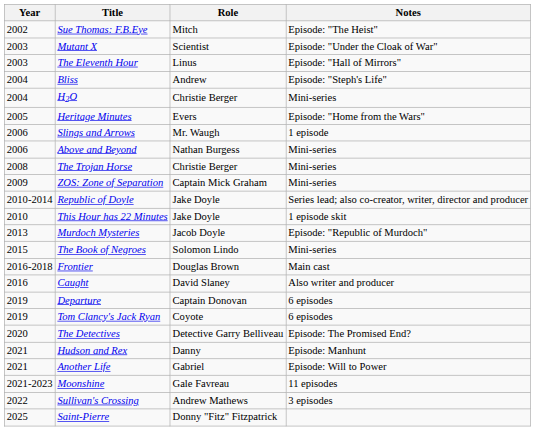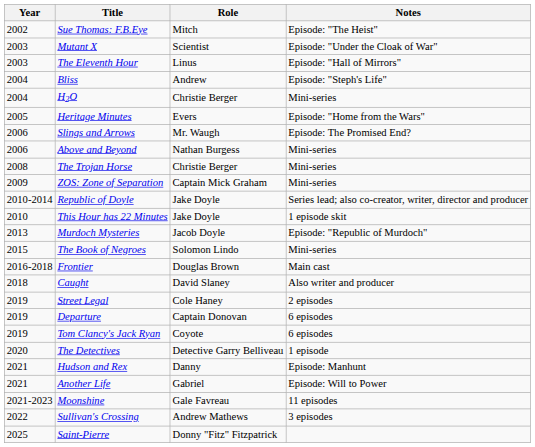(308, 132) 1 episode -> (350, 132) Episode: The Promised End?
(17, 283) 2016 -> (17, 283) 2018
+ row: (83, 300)
(350, 333) Episode: The Promised End? -> (308, 350) 1 episode
